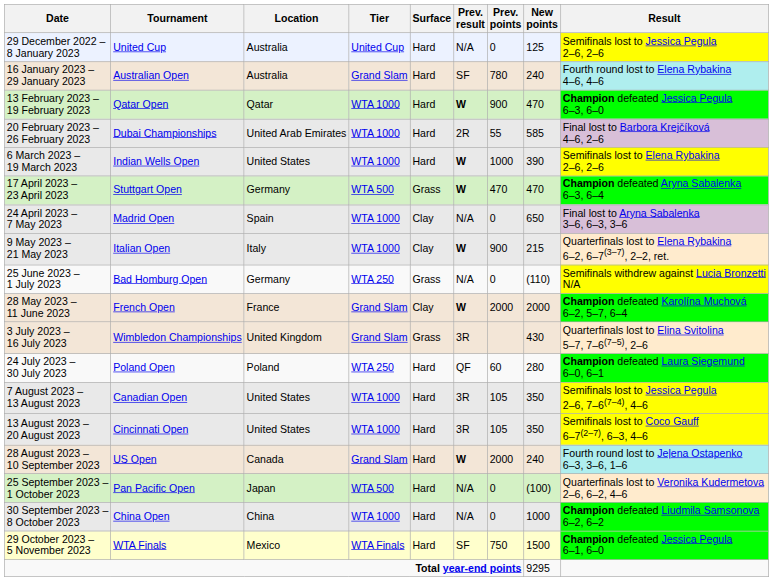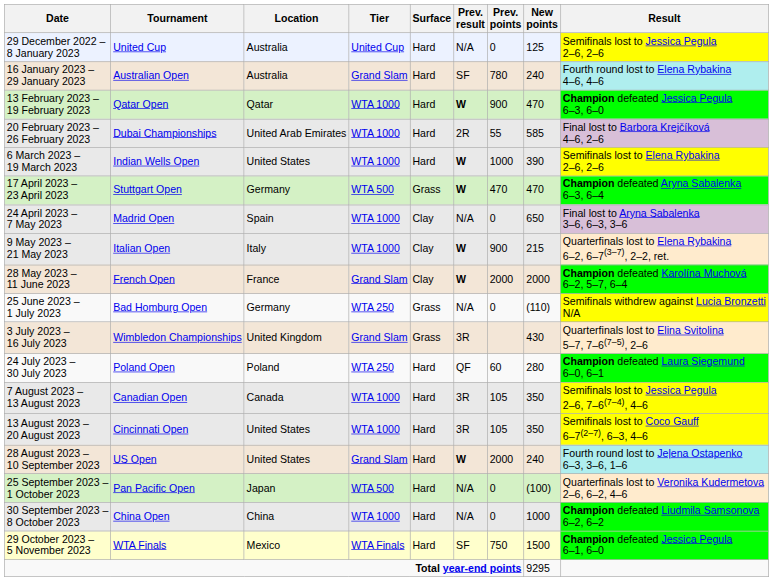rows swapped: (42, 307) <-> (43, 279)
(278, 398) United States -> (265, 398) Canada
(265, 459) Canada -> (278, 459) United States
